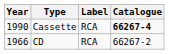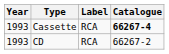(17, 27) 1990 -> (17, 27) 1993
(17, 41) 1966 -> (17, 41) 1993
